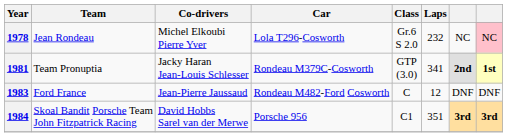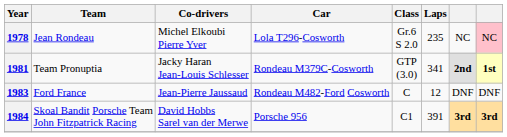(435, 37) 232 -> (435, 37) 235
(435, 116) 351 -> (435, 116) 391
